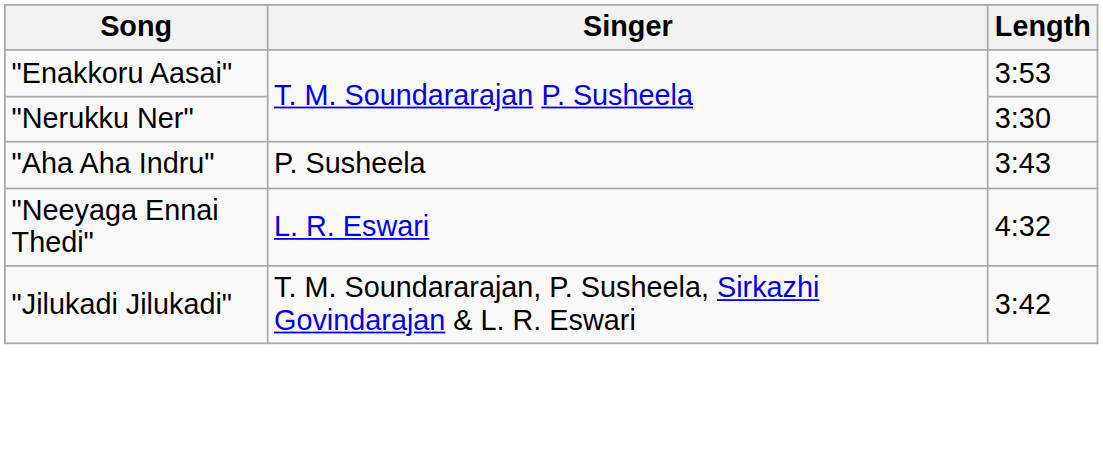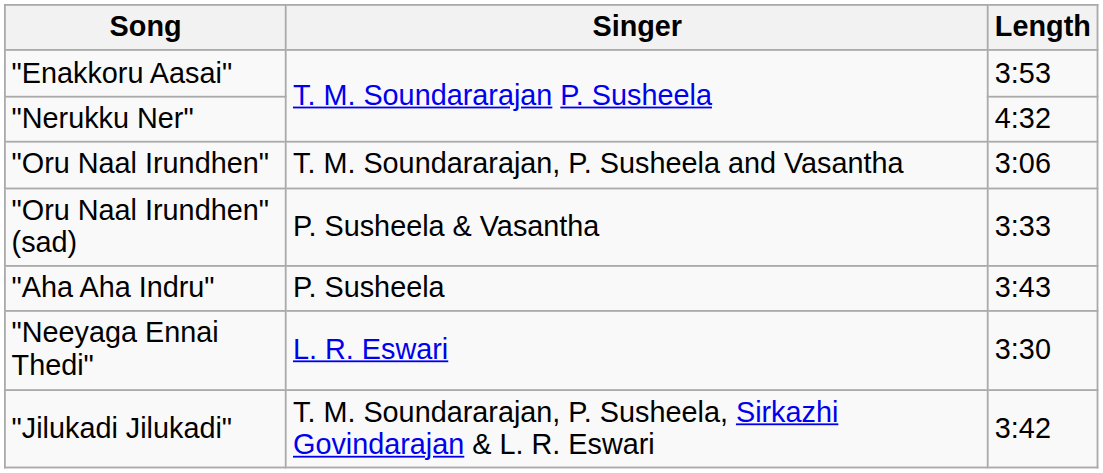(1023, 118) 3:30 -> (1023, 118) 4:32
+ row: (140, 164)
+ row: (140, 226)
(1023, 226) 4:32 -> (1023, 349) 3:30
